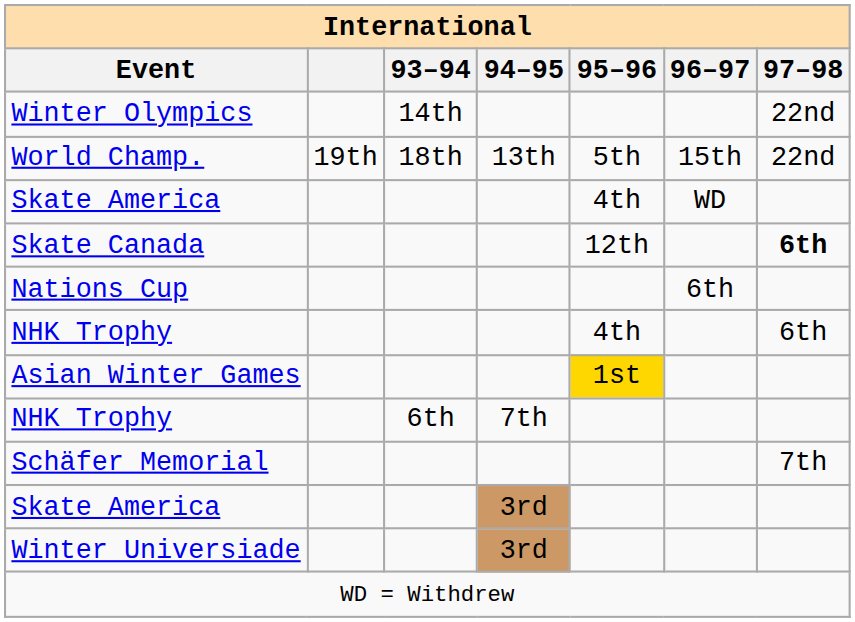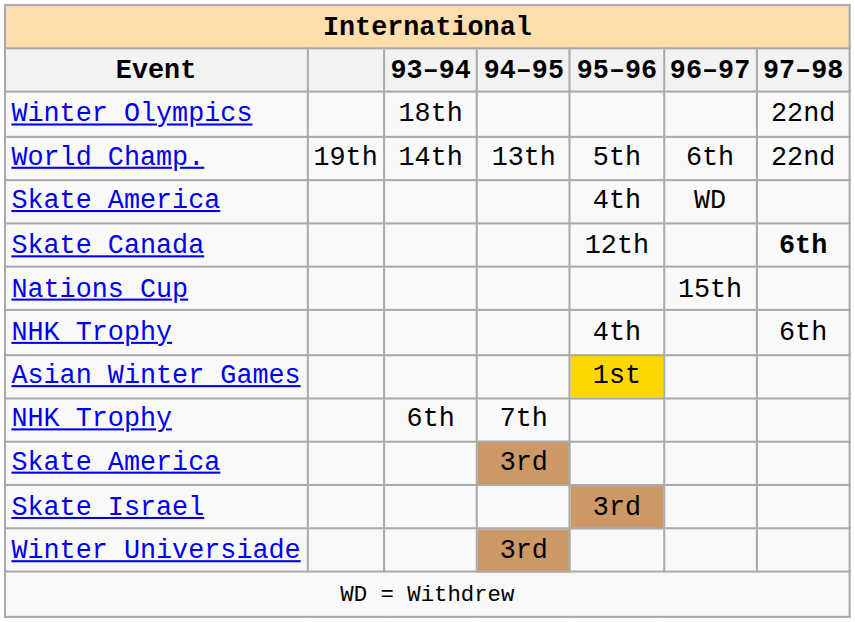(431, 114) 14th -> (431, 114) 18th
(431, 158) 18th -> (431, 158) 14th
(710, 158) 15th -> (710, 158) 6th
(710, 289) 6th -> (710, 289) 15th
- row: (140, 463)
+ row: (108, 507)
